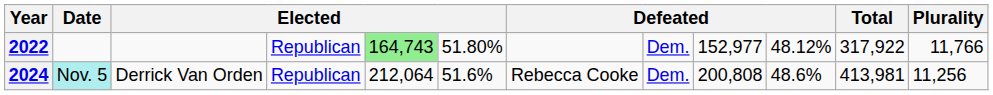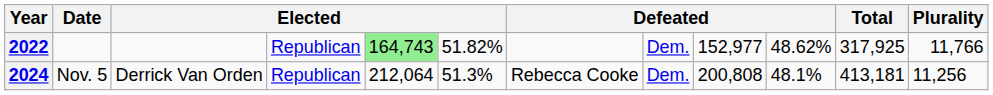(472, 47) 51.80% -> (472, 47) 51.82%
(801, 47) 48.12% -> (801, 47) 48.62%
(872, 47) 317,922 -> (872, 47) 317,925
(82, 75) paleturquoise background -> (82, 75) no background
(467, 75) 51.6% -> (467, 75) 51.3%
(796, 75) 48.6% -> (796, 75) 48.1%
(872, 75) 413,981 -> (872, 75) 413,181
